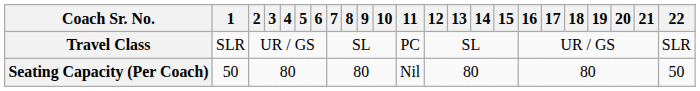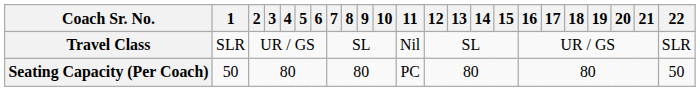(410, 45) PC -> (410, 45) Nil
(410, 72) Nil -> (410, 72) PC
